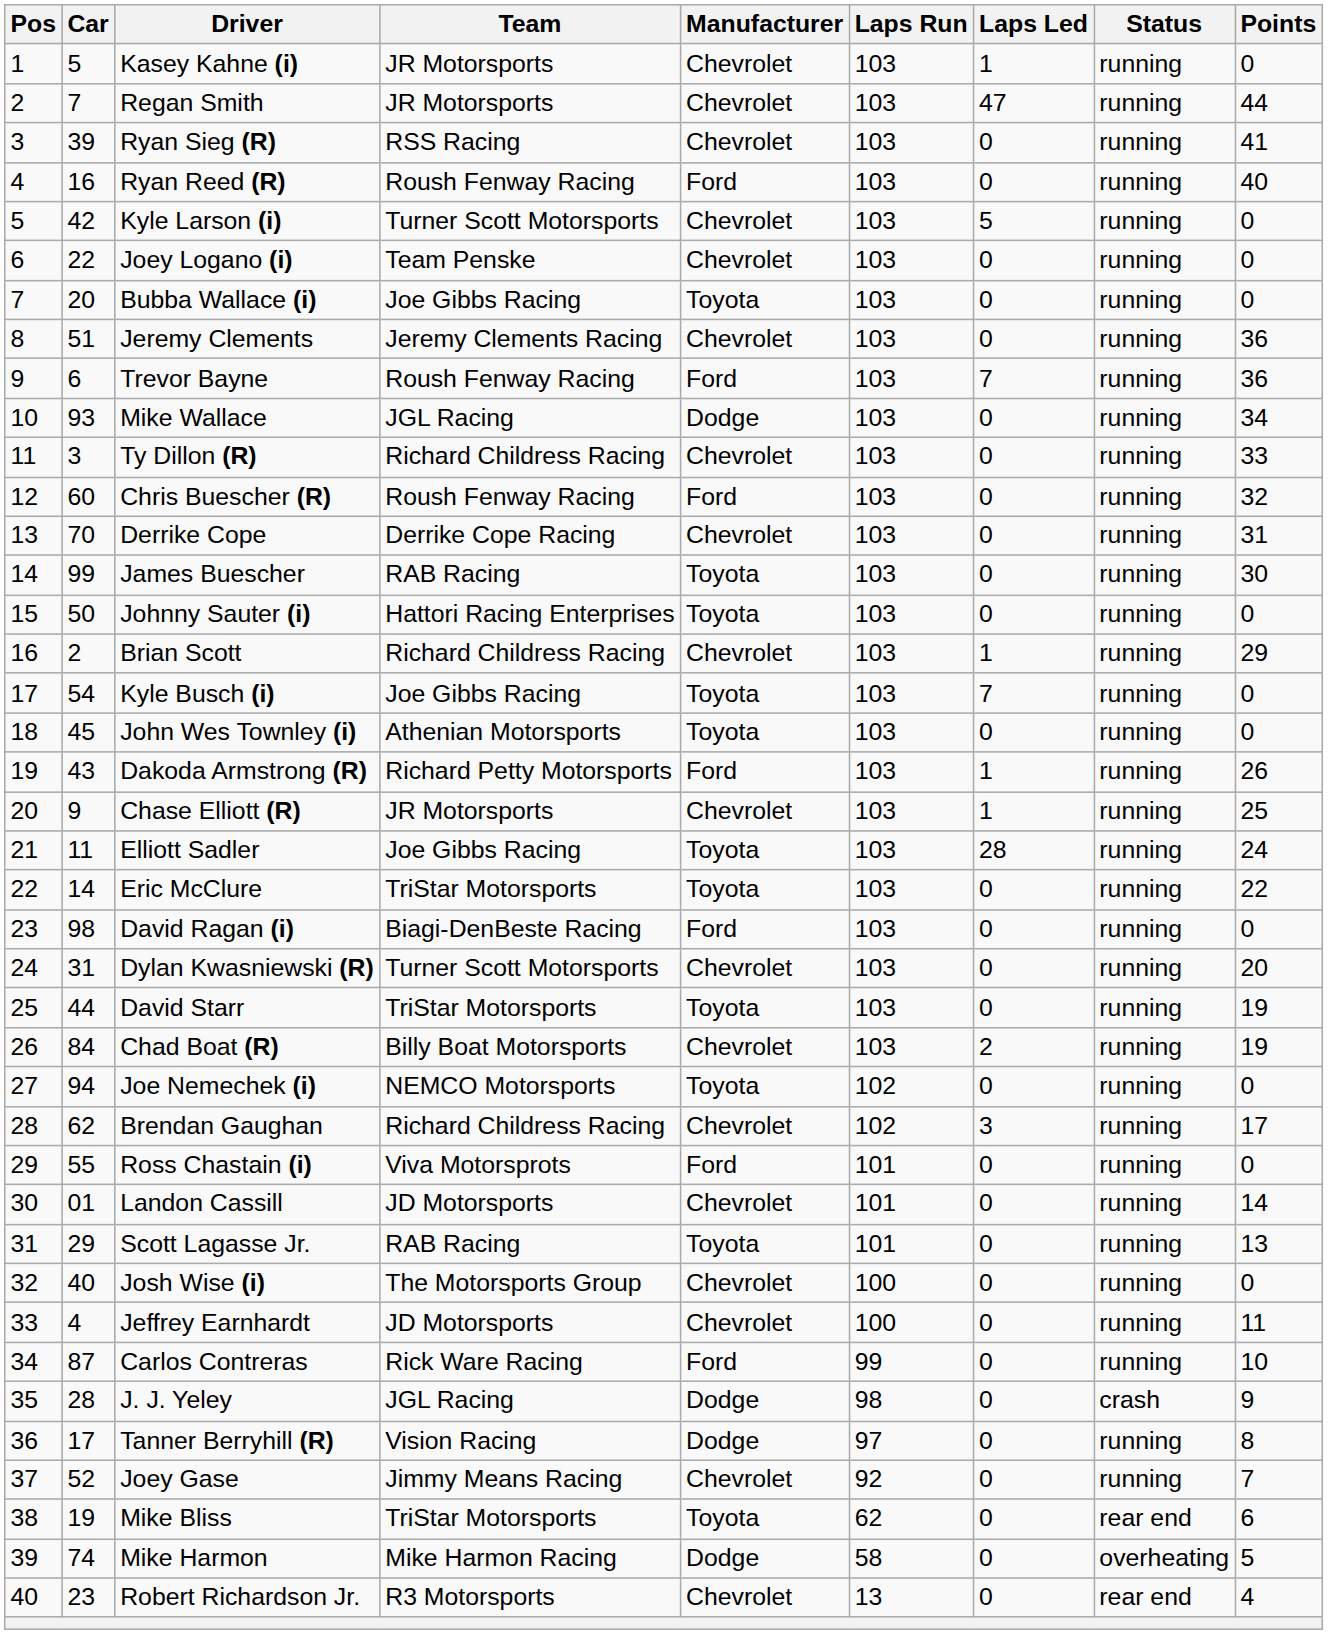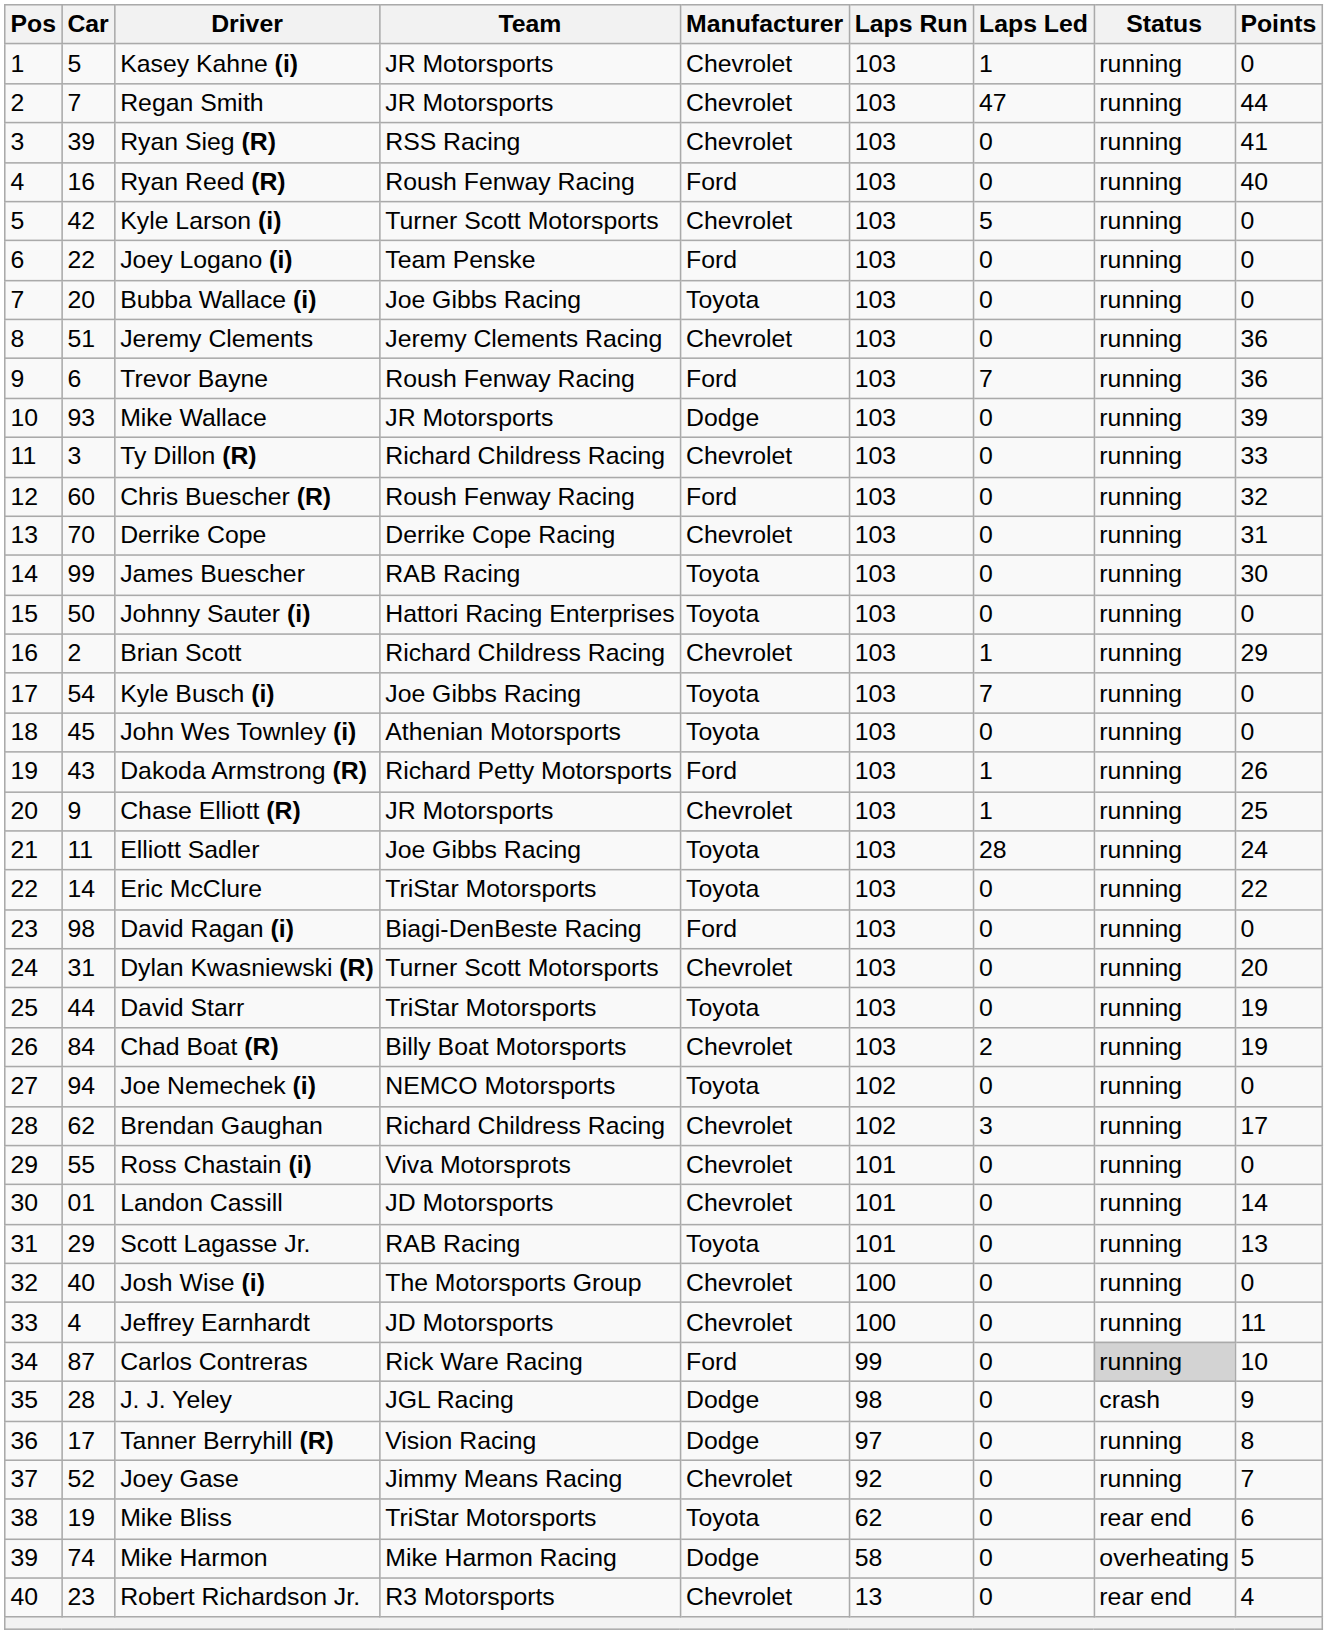(739, 260) Chevrolet -> (712, 260) Ford
(450, 417) JGL Racing -> (469, 417) JR Motorsports
(1254, 417) 34 -> (1254, 417) 39
(712, 1164) Ford -> (739, 1164) Chevrolet
(1141, 1361) no background -> (1141, 1361) lightgrey background
